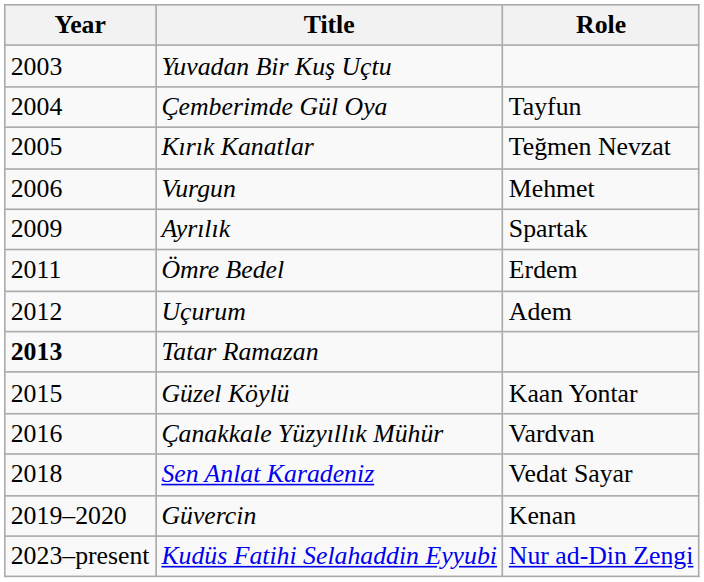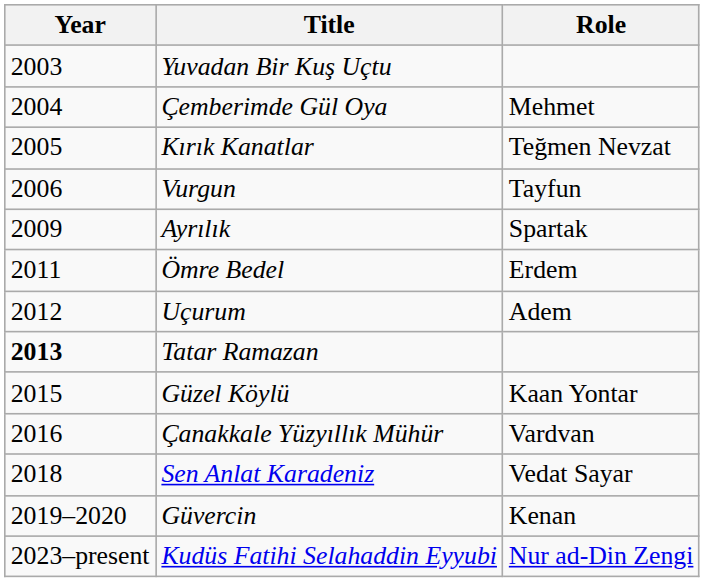(545, 106) Tayfun -> (552, 106) Mehmet
(552, 188) Mehmet -> (545, 188) Tayfun
